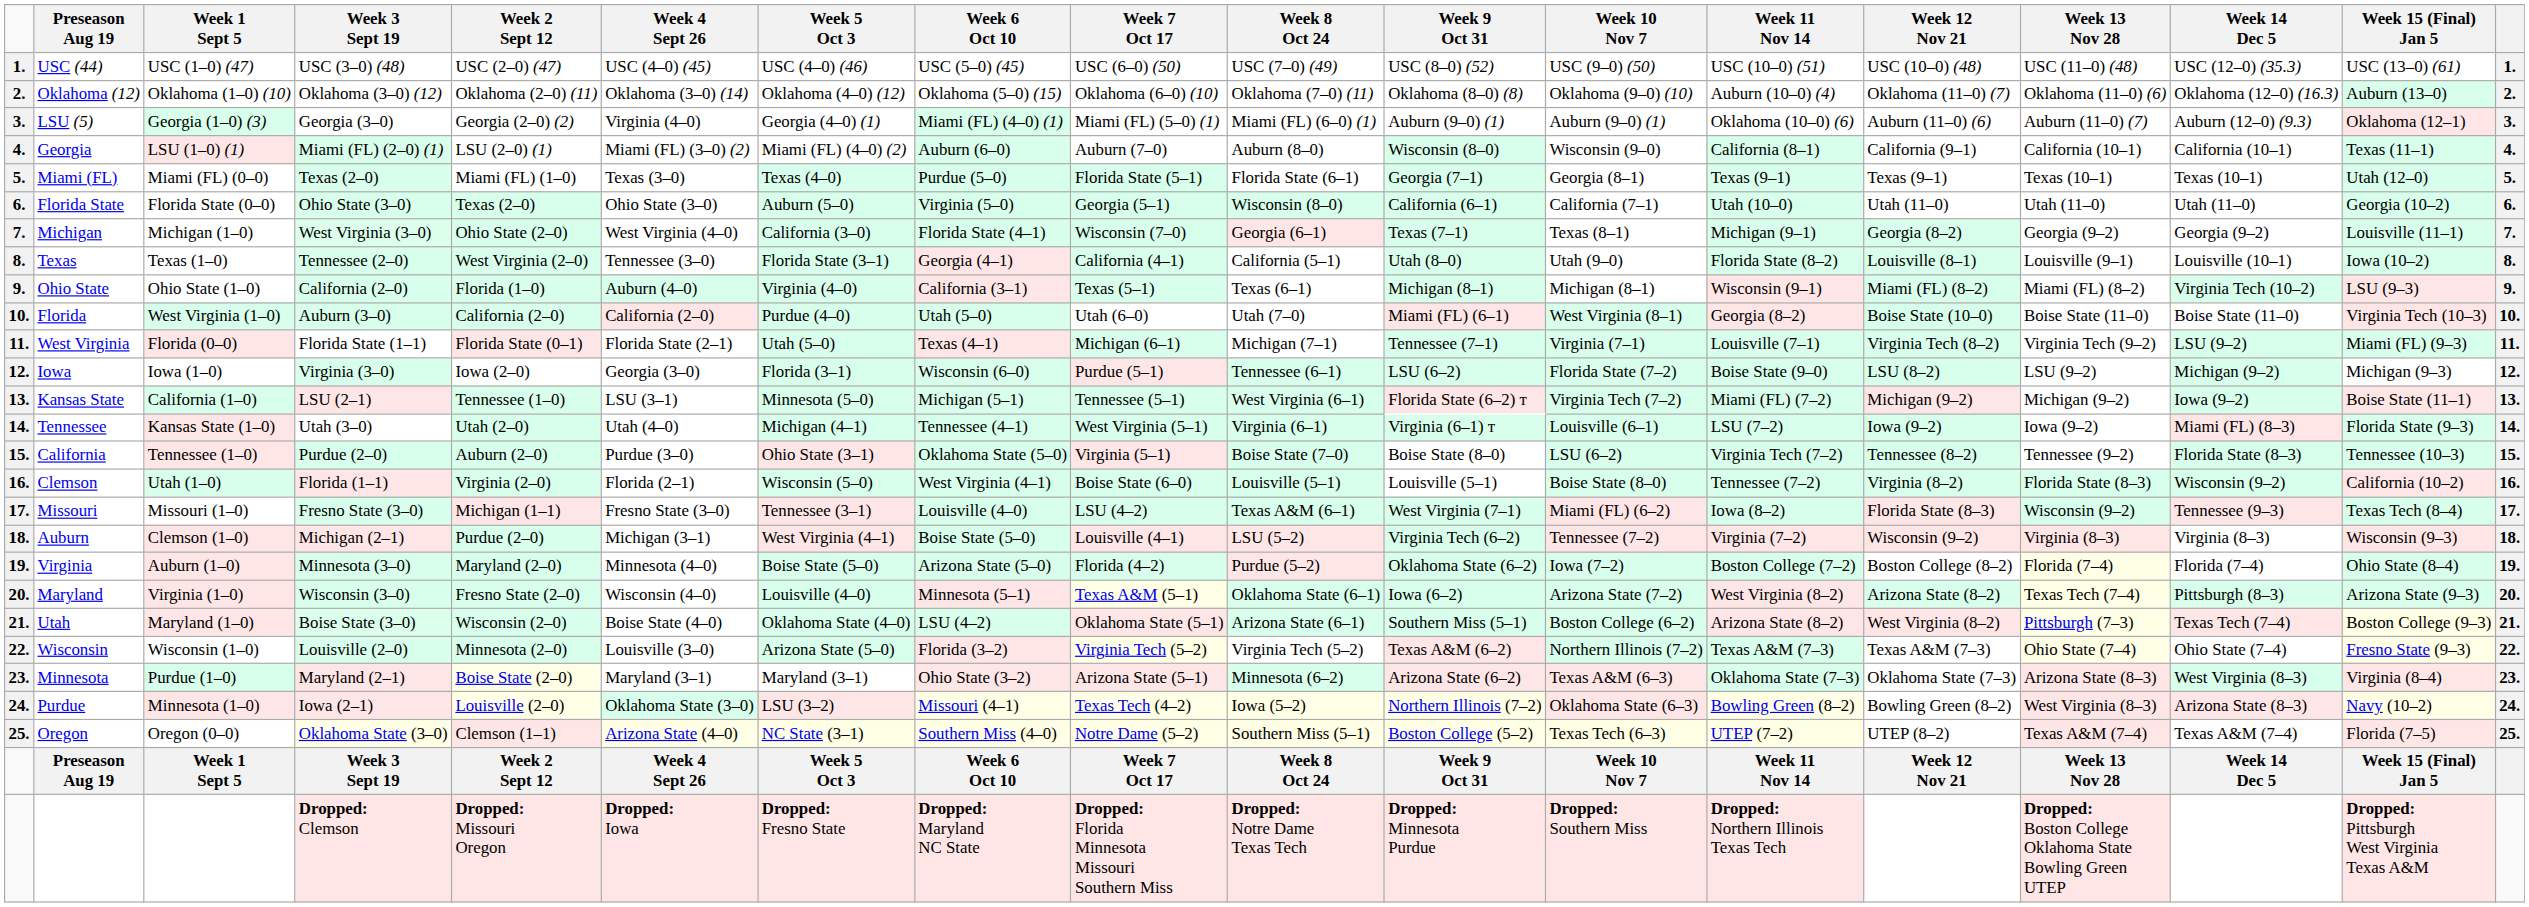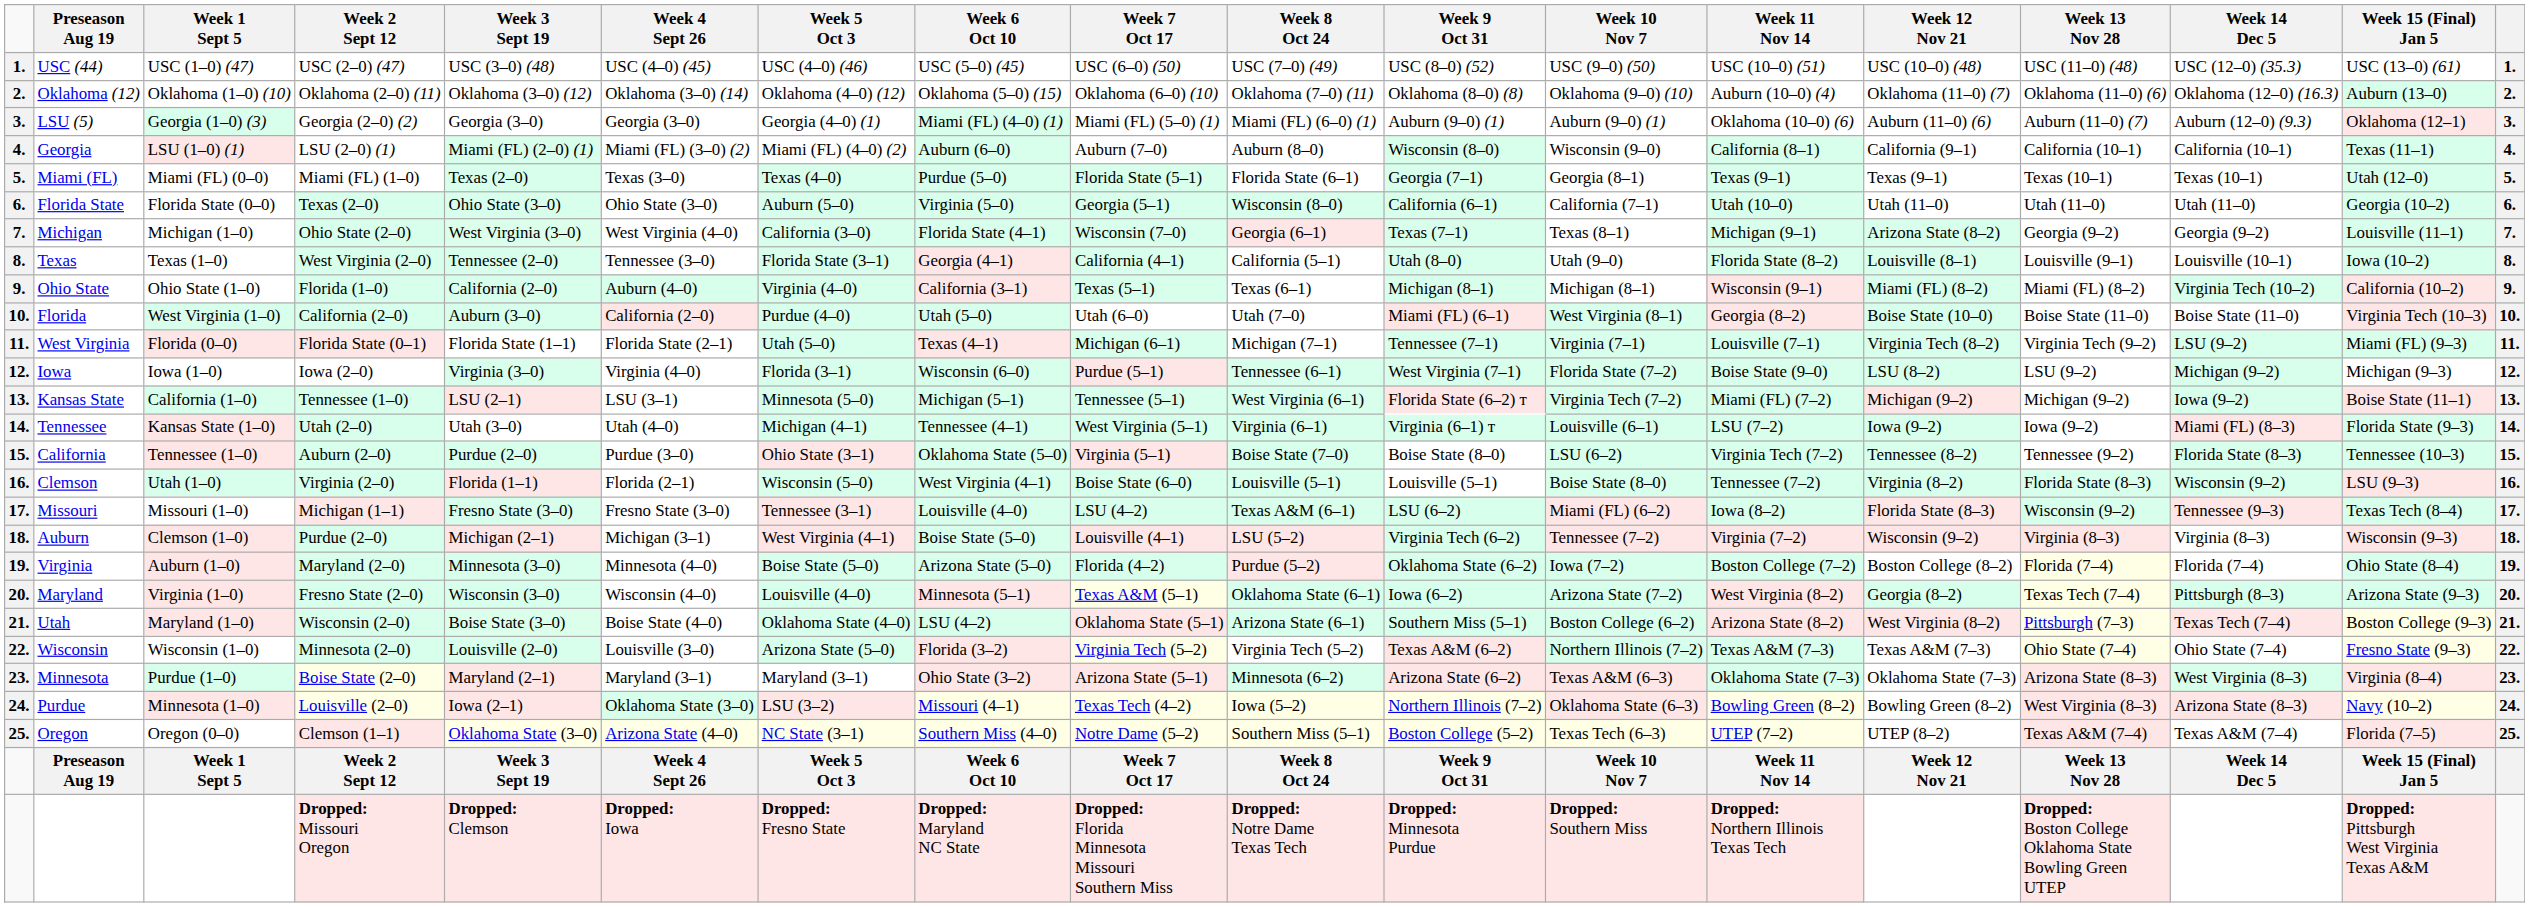columns swapped: (526, 28) <-> (373, 28)
(653, 122) Virginia (4–0) -> (652, 122) Georgia (3–0)
(1915, 233) Georgia (8–2) -> (1934, 233) Arizona State (8–2)
(2383, 288) LSU (9–3) -> (2405, 288) California (10–2)
(652, 372) Georgia (3–0) -> (653, 372) Virginia (4–0)
(1424, 372) LSU (6–2) -> (1454, 372) West Virginia (7–1)
(2405, 483) California (10–2) -> (2383, 483) LSU (9–3)
(1454, 511) West Virginia (7–1) -> (1424, 511) LSU (6–2)
(1934, 594) Arizona State (8–2) -> (1915, 594) Georgia (8–2)
